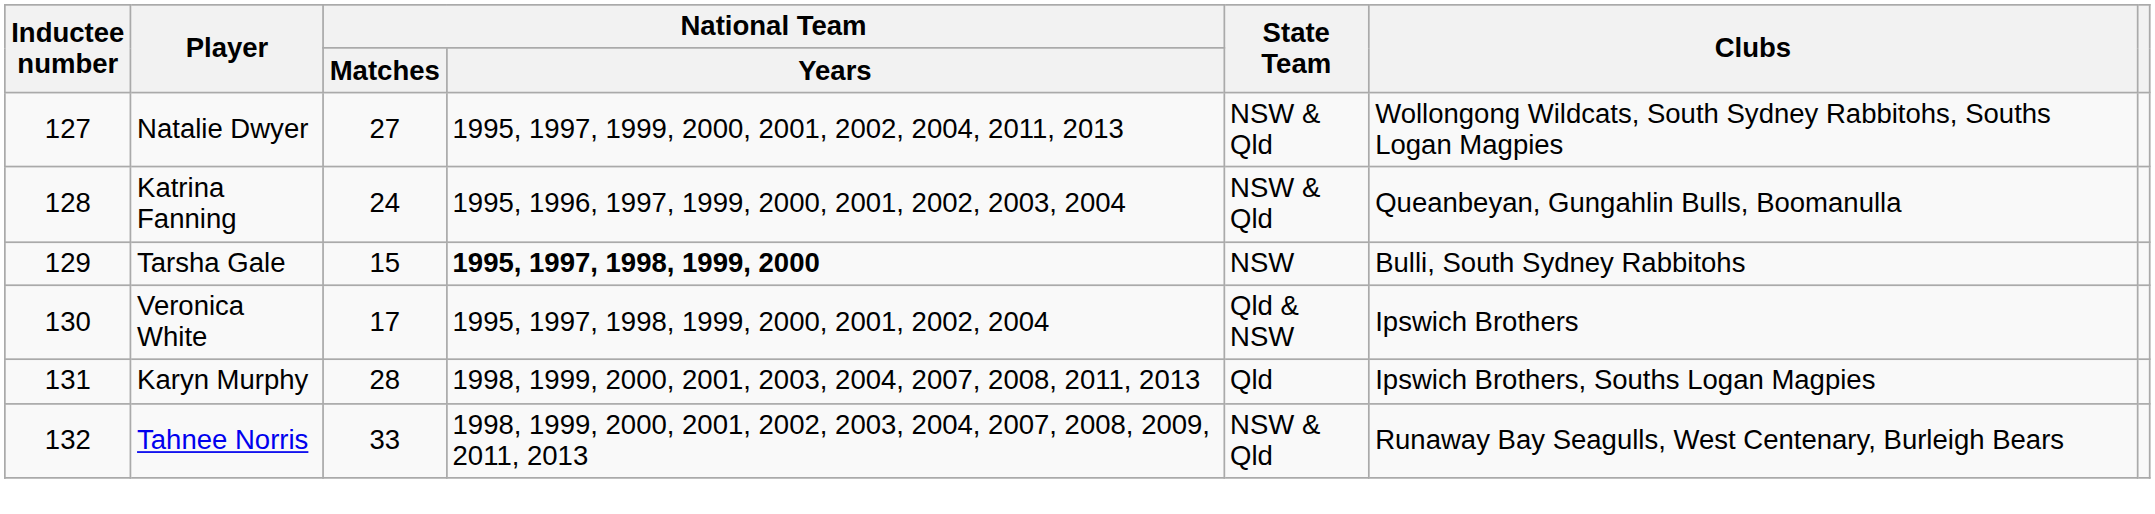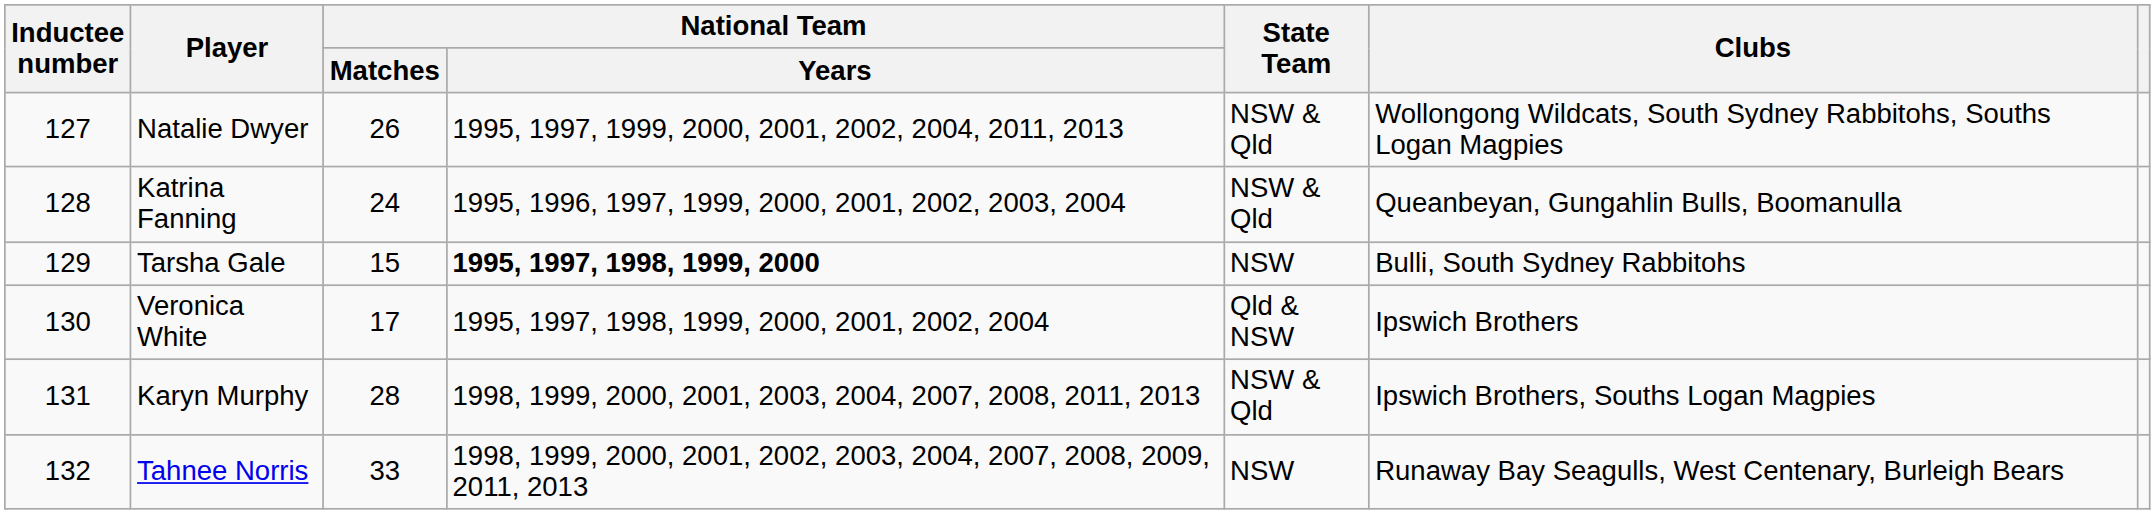(385, 129) 27 -> (385, 129) 26
(1251, 381) Qld -> (1275, 396) NSW & Qld
(1275, 440) NSW & Qld -> (1262, 471) NSW
